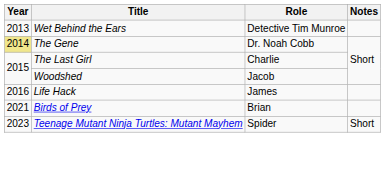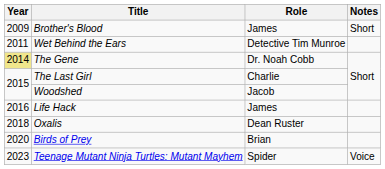+ row: (68, 28)
(18, 28) 2013 -> (17, 44) 2011
+ row: (48, 124)
(18, 108) 2021 -> (18, 140) 2020
(362, 124) Short -> (362, 156) Voice
